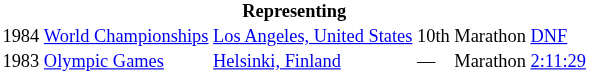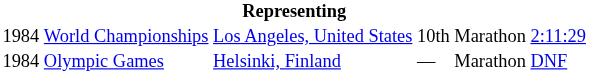(549, 36) DNF -> (558, 36) 2:11:29
(21, 61) 1983 -> (21, 61) 1984
(558, 61) 2:11:29 -> (549, 61) DNF
